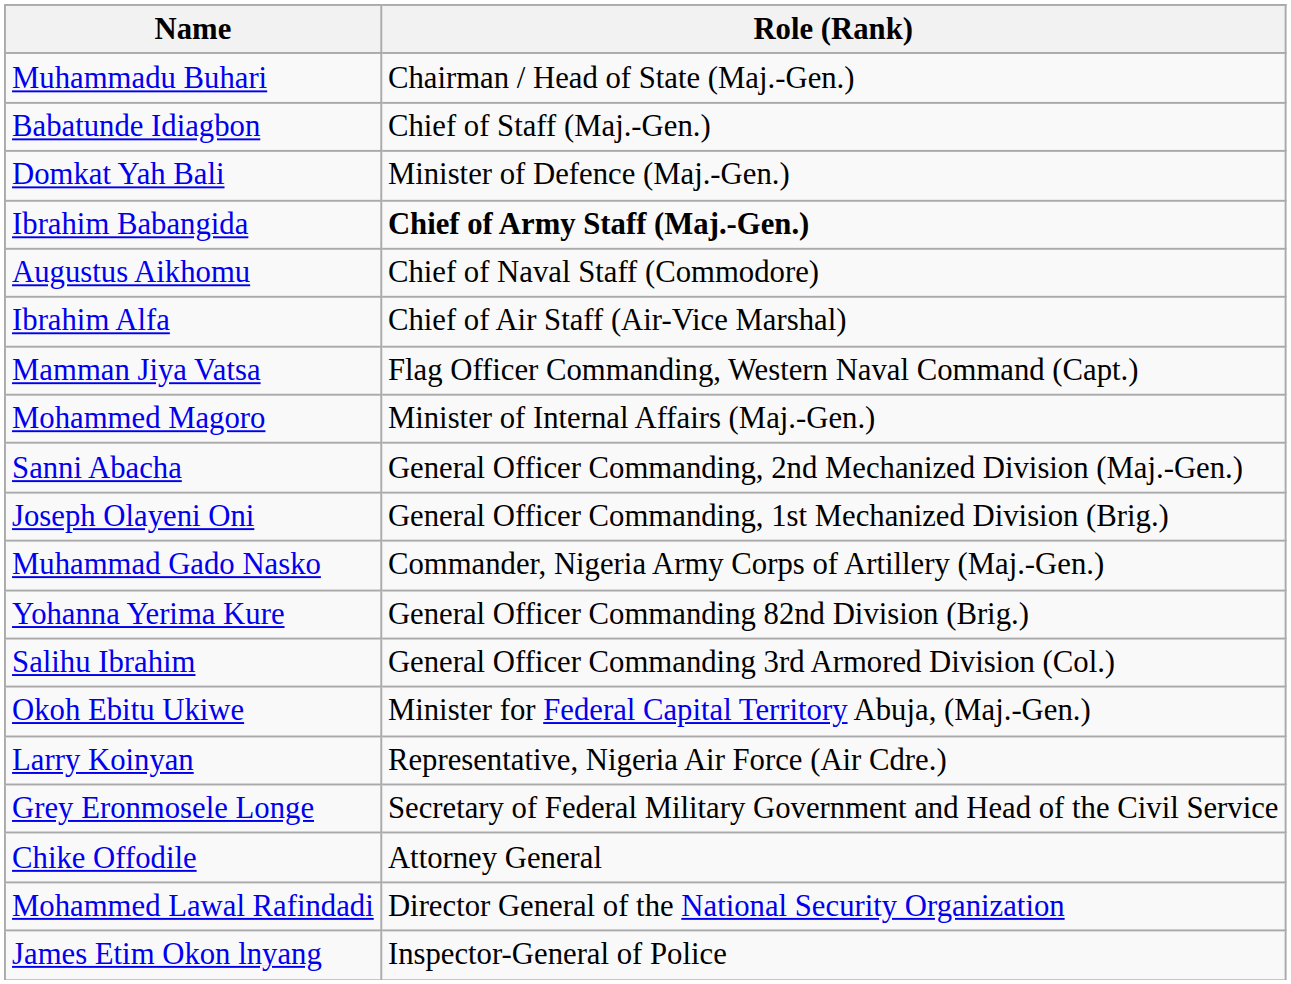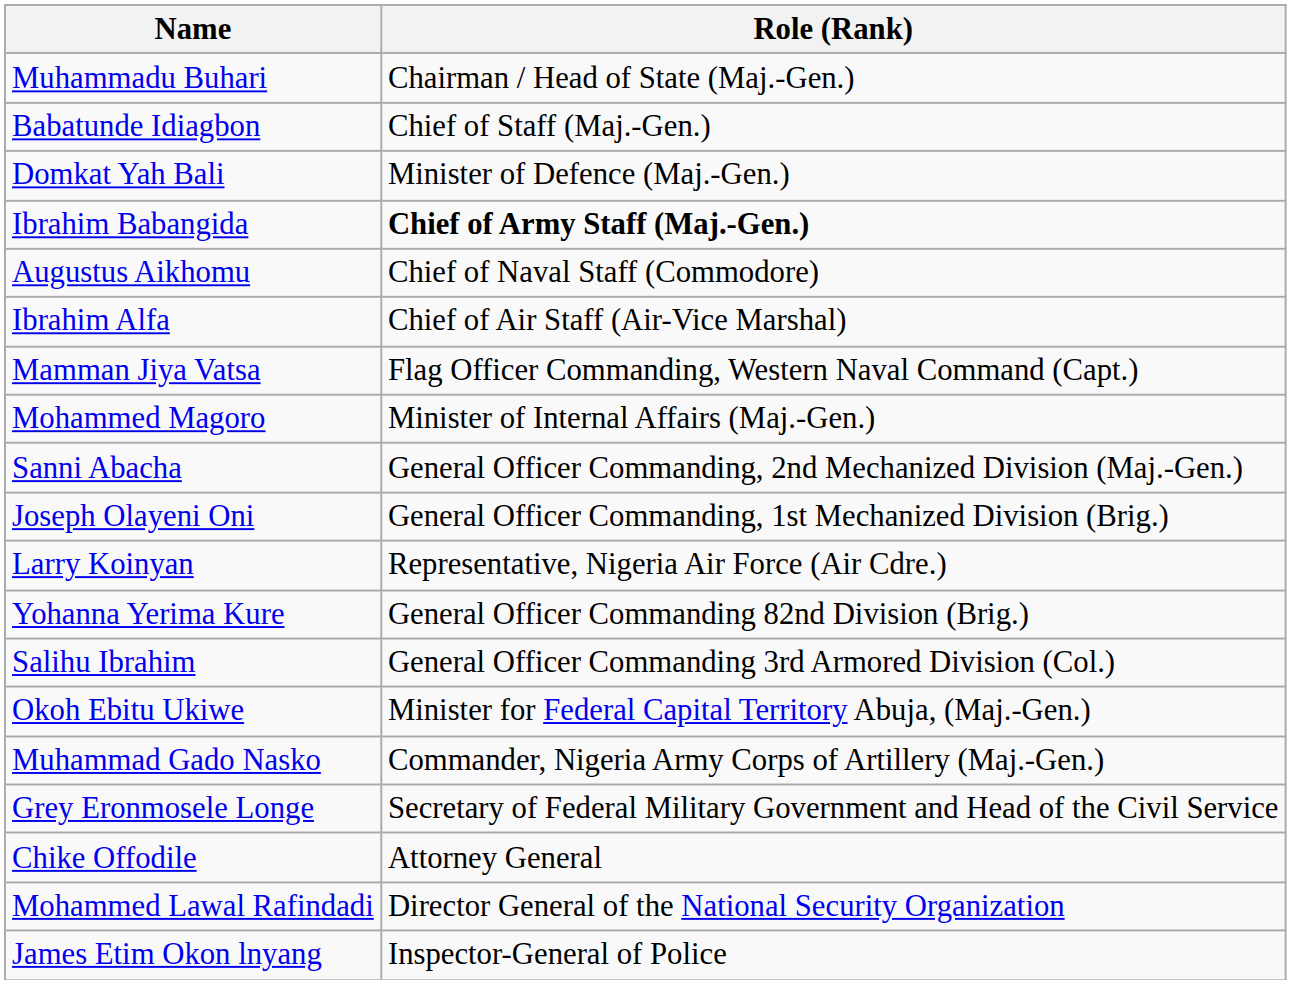rows swapped: (166, 564) <-> (103, 759)
